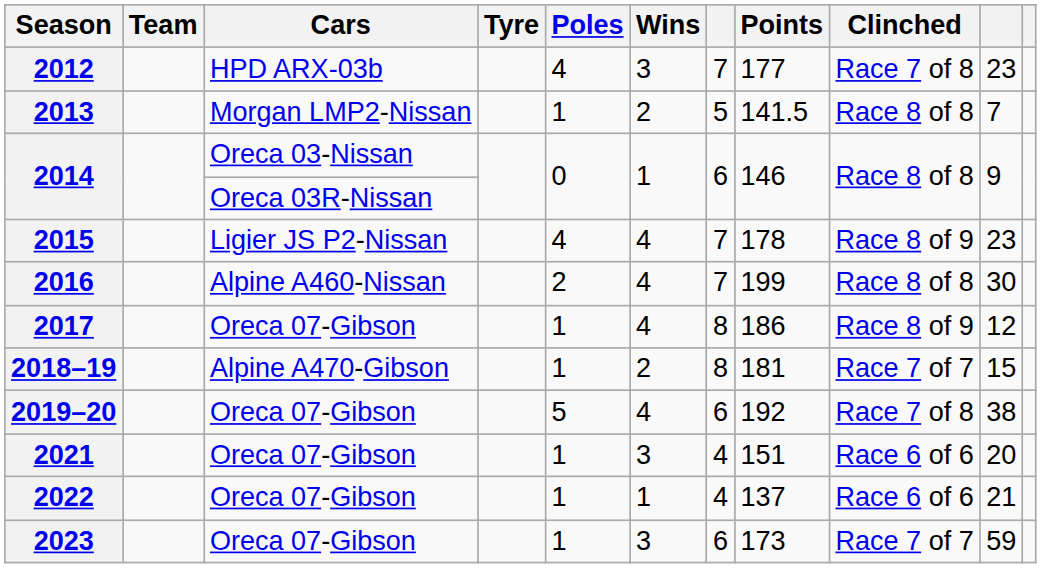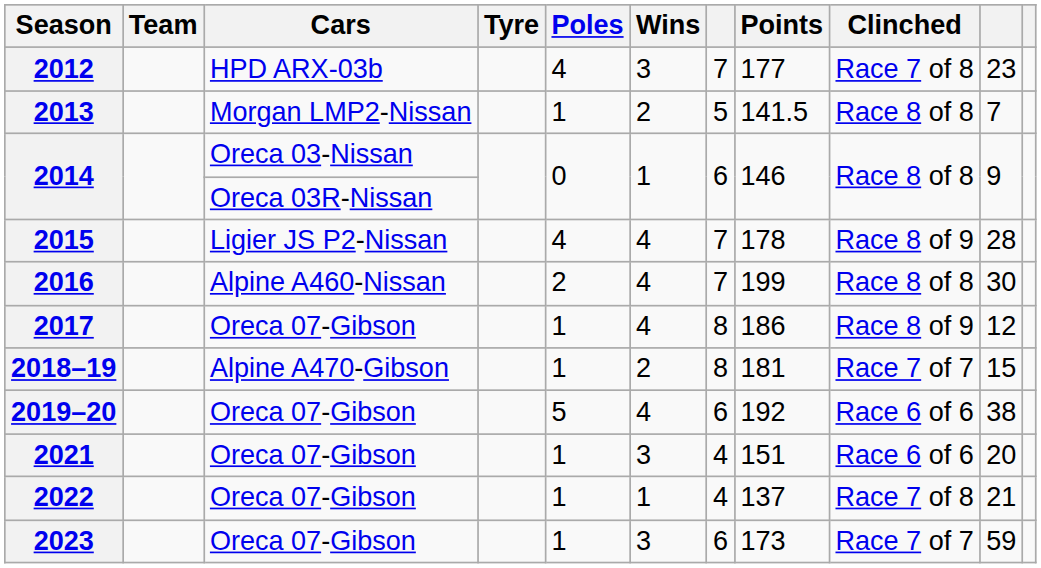(1001, 240) 23 -> (1001, 240) 28
(905, 411) Race 7 of 8 -> (905, 411) Race 6 of 6
(905, 497) Race 6 of 6 -> (905, 497) Race 7 of 8
